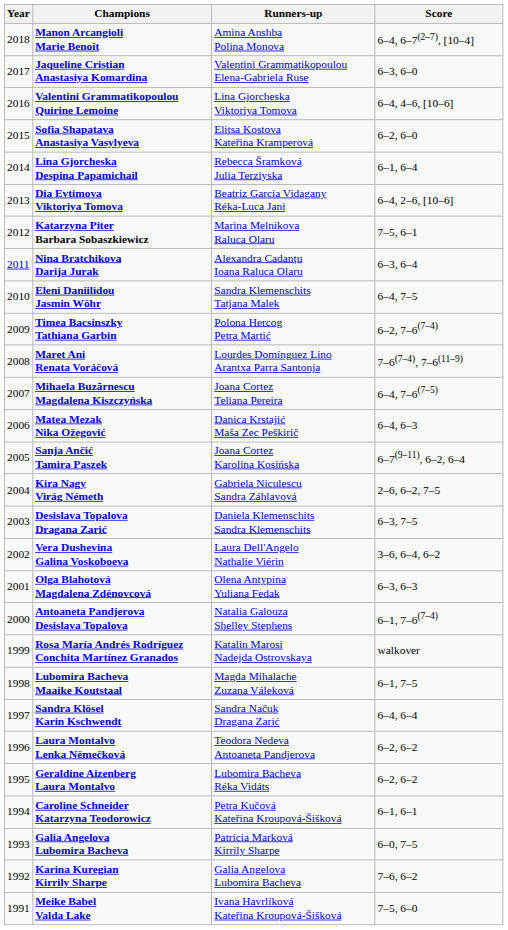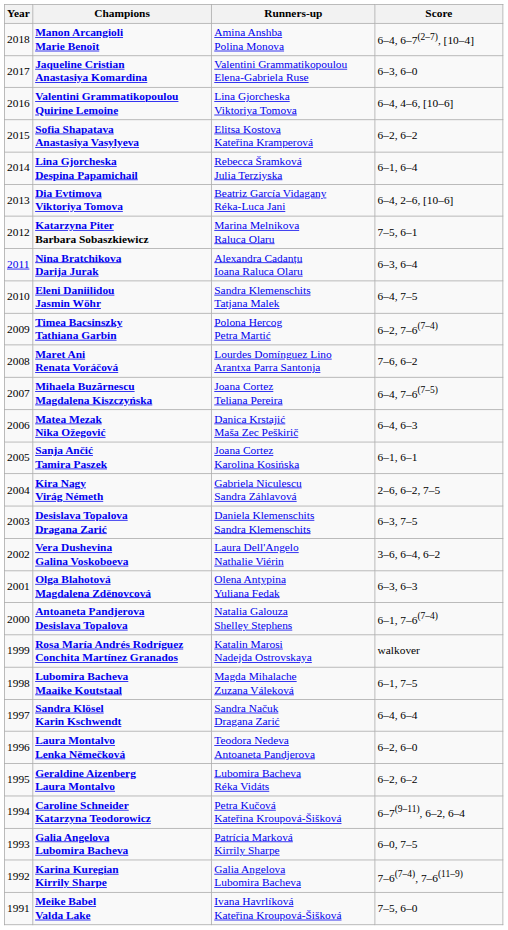(397, 136) 6–2, 6–0 -> (397, 136) 6–2, 6–2
(420, 361) 7–6(7–4), 7–6(11–9) -> (397, 361) 7–6, 6–2
(421, 458) 6–7(9–11), 6–2, 6–4 -> (397, 458) 6–1, 6–1
(397, 747) 6–2, 6–2 -> (397, 747) 6–2, 6–0
(397, 812) 6–1, 6–1 -> (421, 812) 6–7(9–11), 6–2, 6–4
(397, 876) 7–6, 6–2 -> (420, 876) 7–6(7–4), 7–6(11–9)
